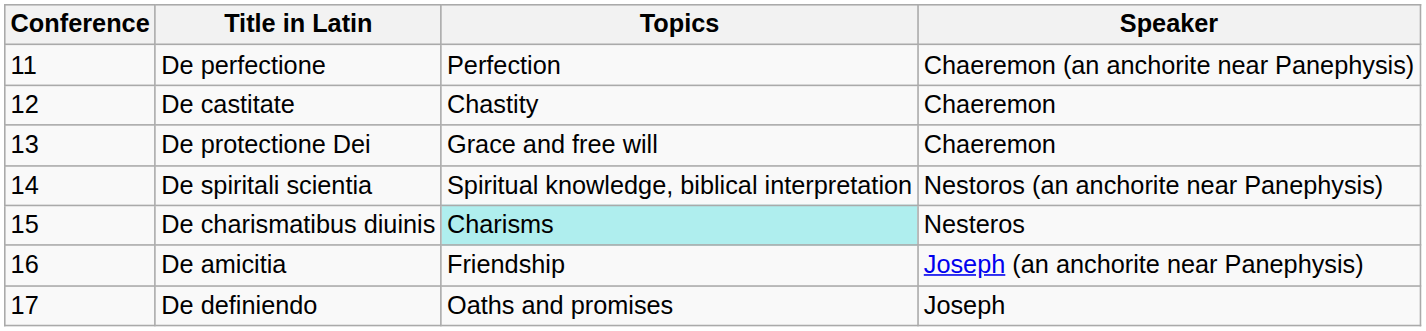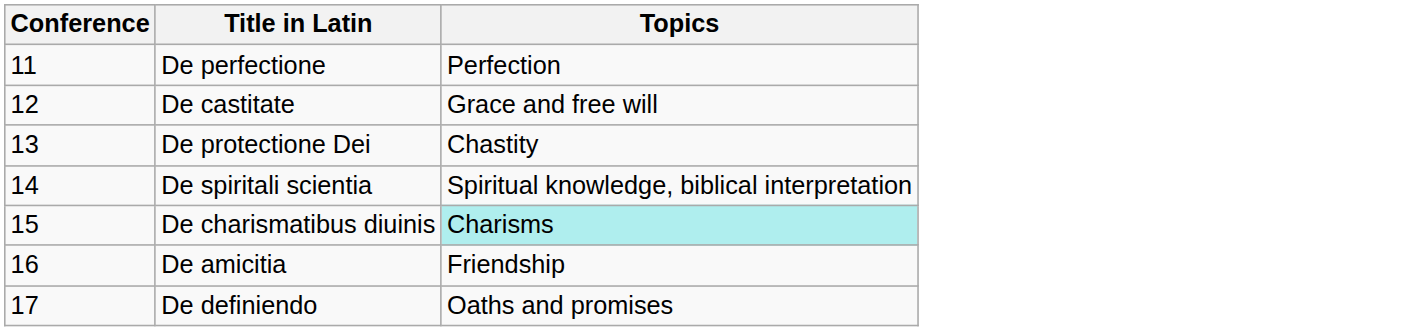- column: (1169, 24)
(493, 104) Chastity -> (552, 104) Grace and free will
(552, 144) Grace and free will -> (493, 144) Chastity
